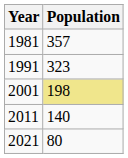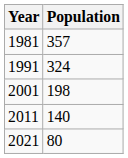(58, 66) 323 -> (58, 66) 324
(58, 91) khaki background -> (58, 91) no background
